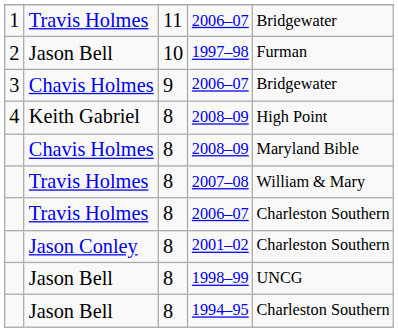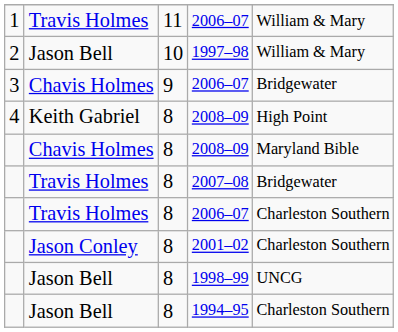(297, 20) Bridgewater -> (311, 20) William & Mary
(282, 52) Furman -> (311, 52) William & Mary
(311, 181) William & Mary -> (297, 181) Bridgewater
